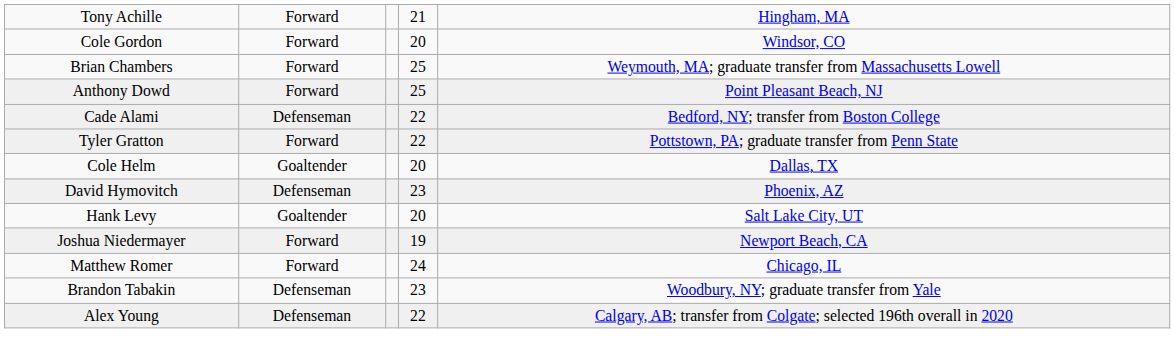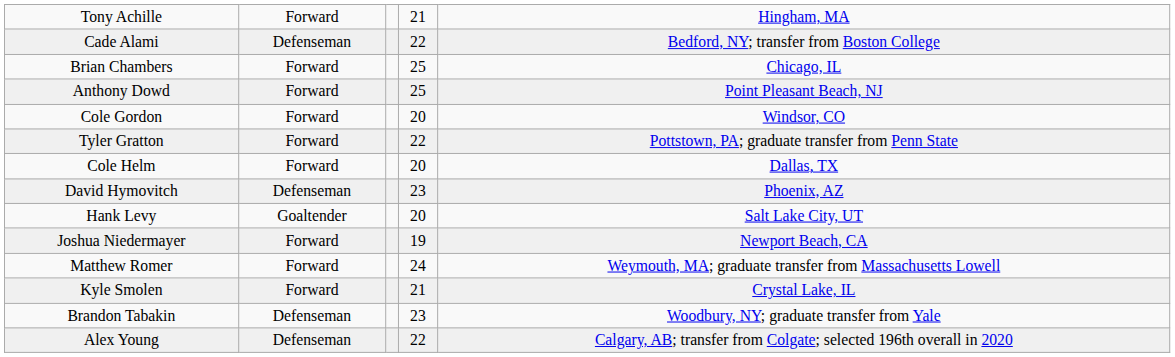rows swapped: (121, 116) <-> (121, 41)
(804, 66) Weymouth, MA; graduate transfer from Massachusetts Lowell -> (804, 66) Chicago, IL
(312, 166) Goaltender -> (312, 166) Forward
(804, 265) Chicago, IL -> (804, 265) Weymouth, MA; graduate transfer from Massachusetts Lowell
+ row: (121, 290)
